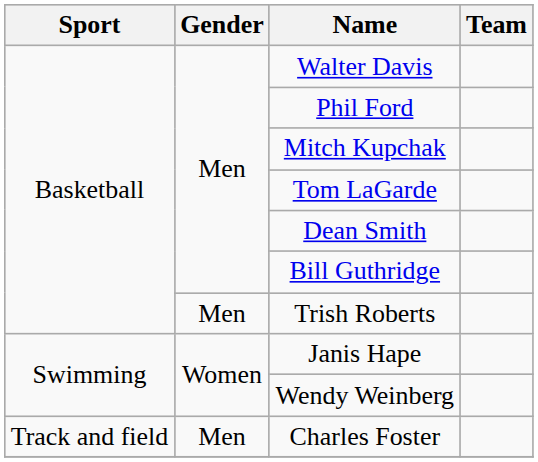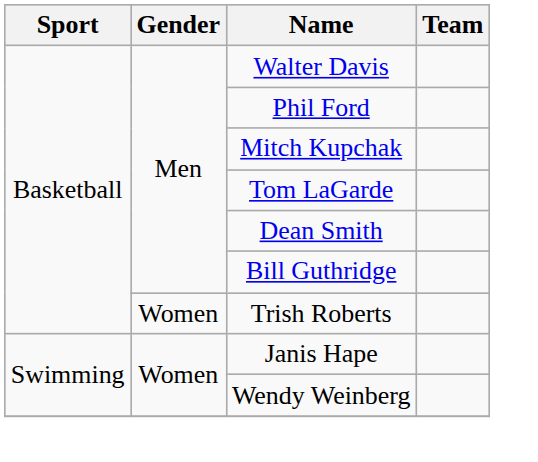(222, 312) Men -> (178, 312) Women
- row: (365, 436)
